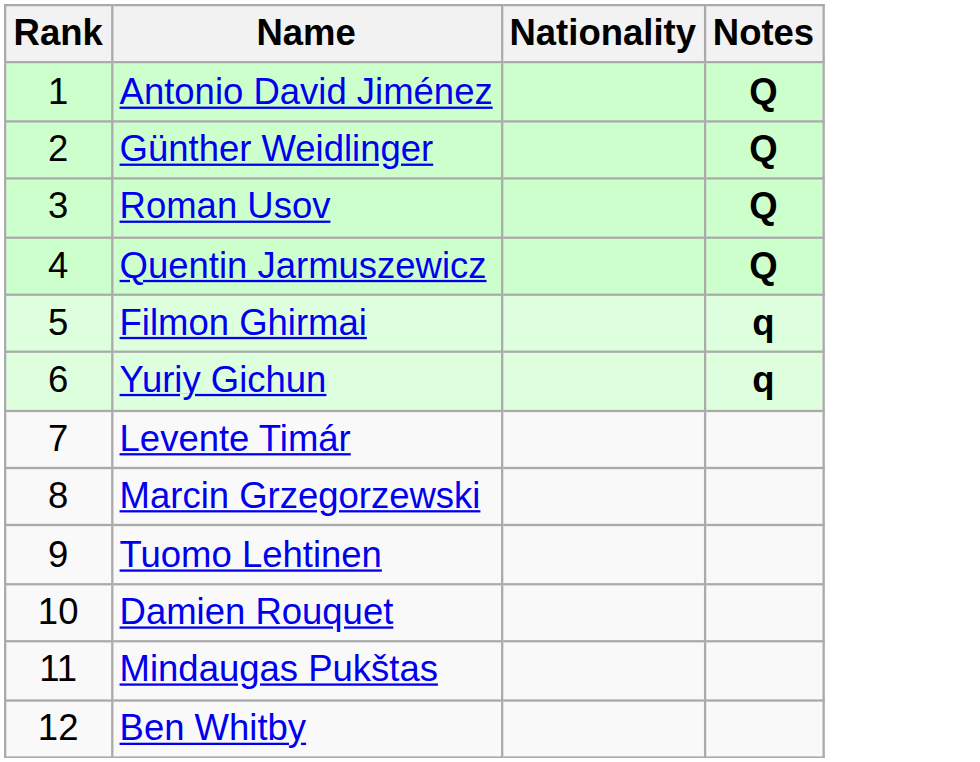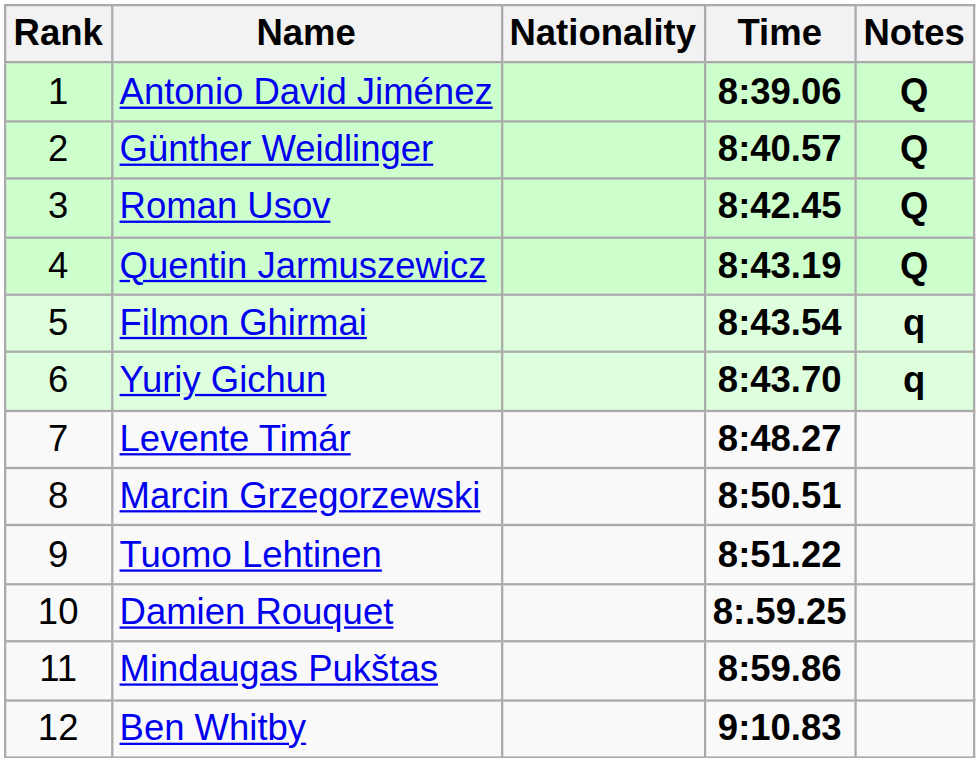+ column: (780, 33)
